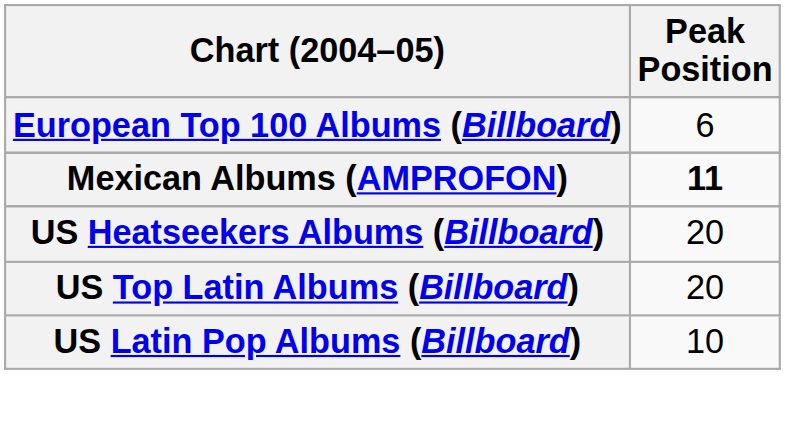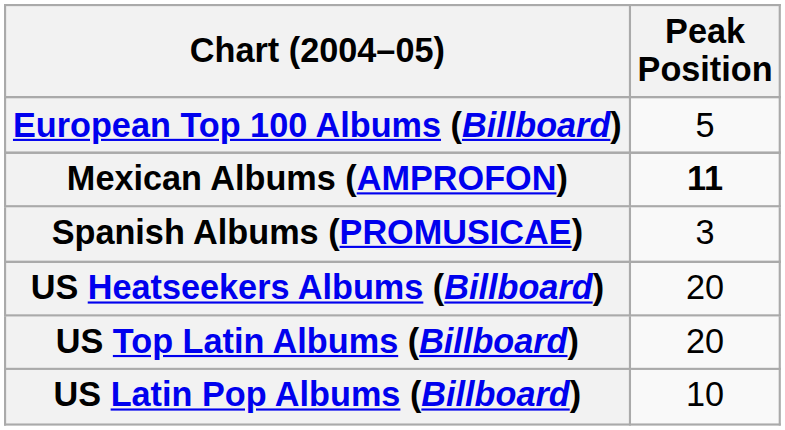(705, 124) 6 -> (705, 124) 5
+ row: (317, 233)
